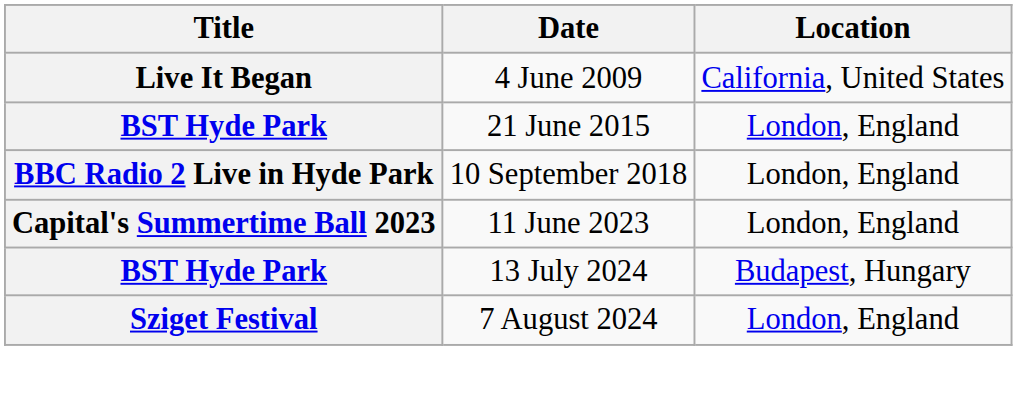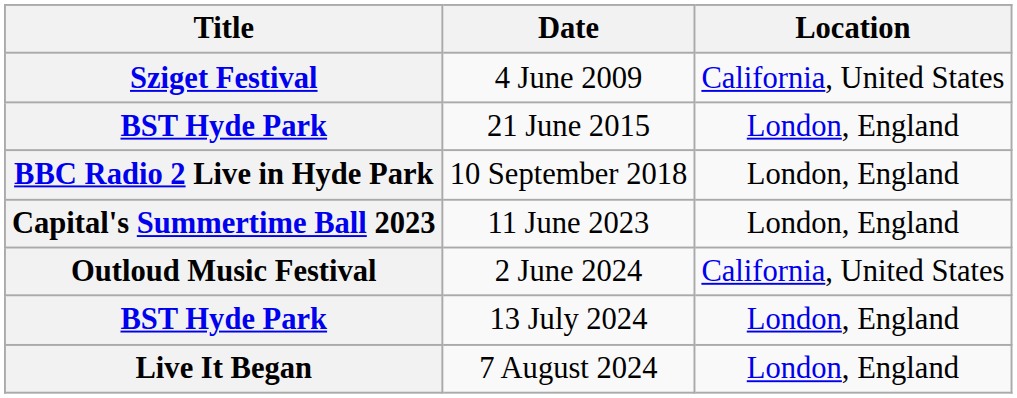(224, 77) Live It Began -> (224, 77) Sziget Festival
+ row: (568, 271)
(853, 271) Budapest, Hungary -> (853, 319) London, England
(224, 319) Sziget Festival -> (224, 367) Live It Began
